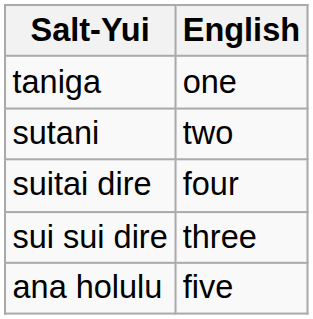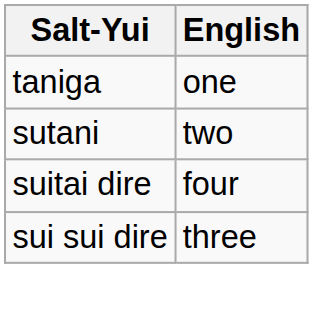- row: (87, 287)
